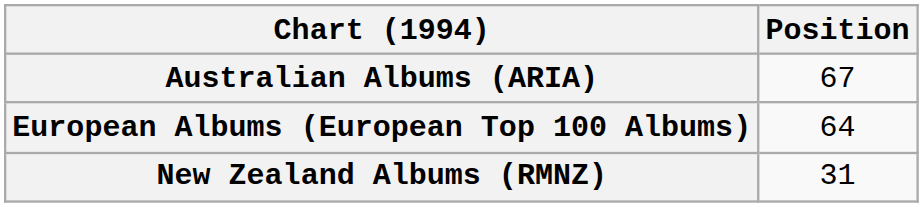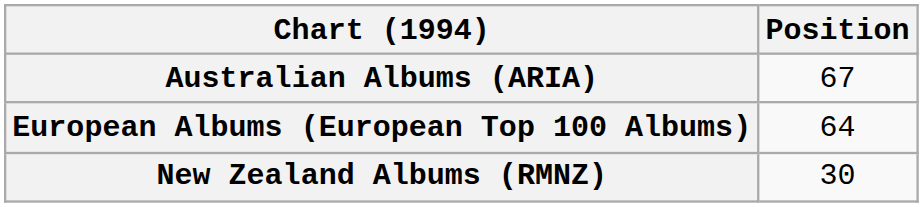(838, 176) 31 -> (838, 176) 30
